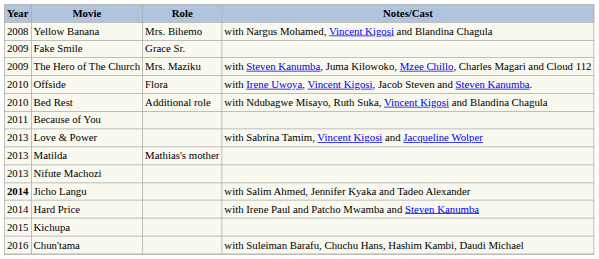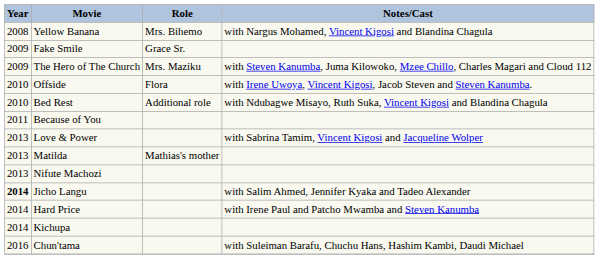(18, 227) 2015 -> (18, 227) 2014
